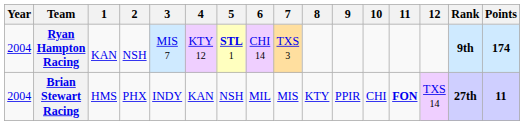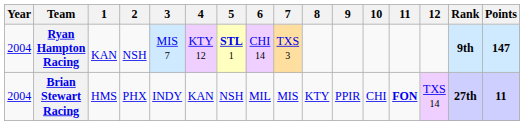(501, 48) 174 -> (501, 48) 147
